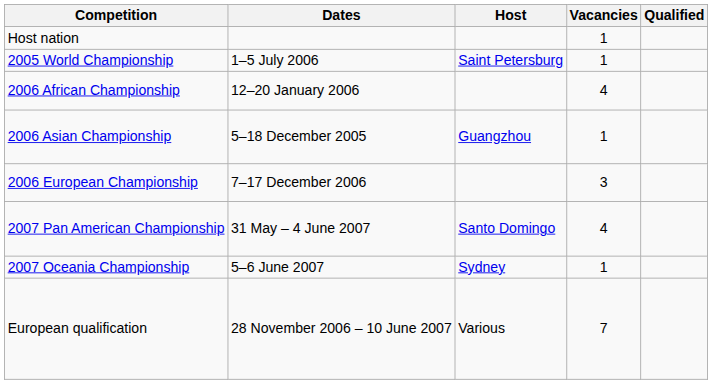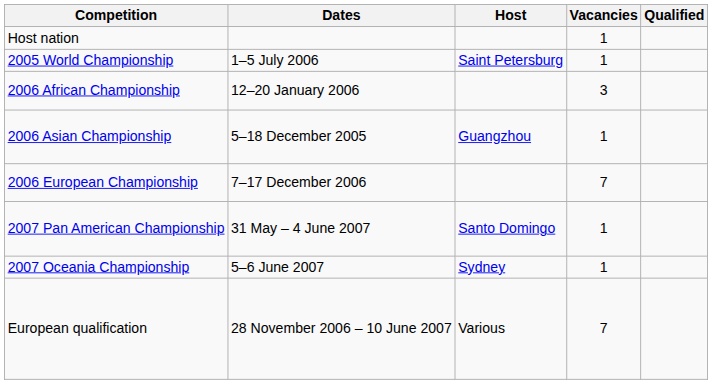(604, 90) 4 -> (604, 90) 3
(604, 182) 3 -> (604, 182) 7
(604, 228) 4 -> (604, 228) 1
